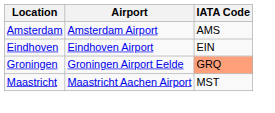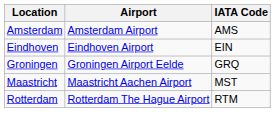(209, 64) lightsalmon background -> (227, 64) no background
+ row: (32, 99)
